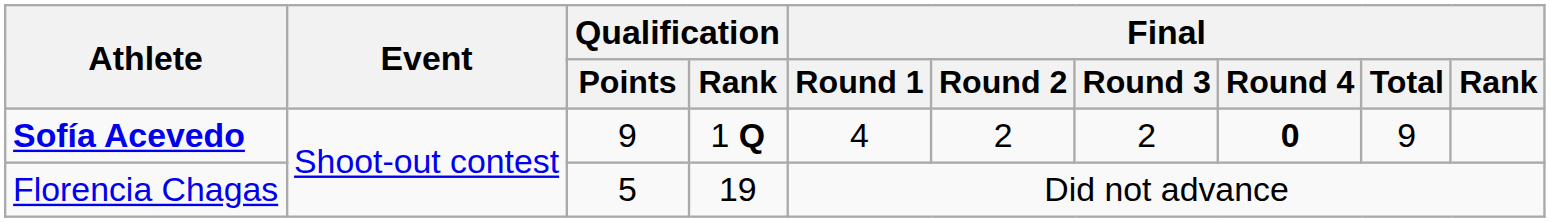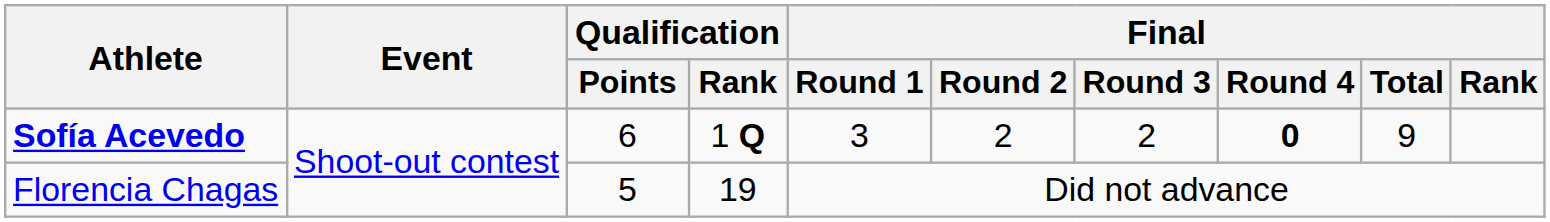(627, 136) 9 -> (627, 136) 6
(860, 136) 4 -> (860, 136) 3
